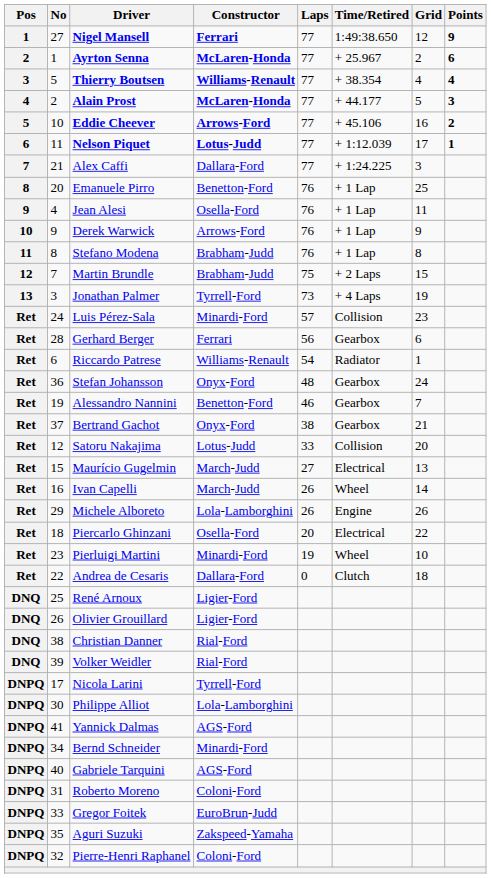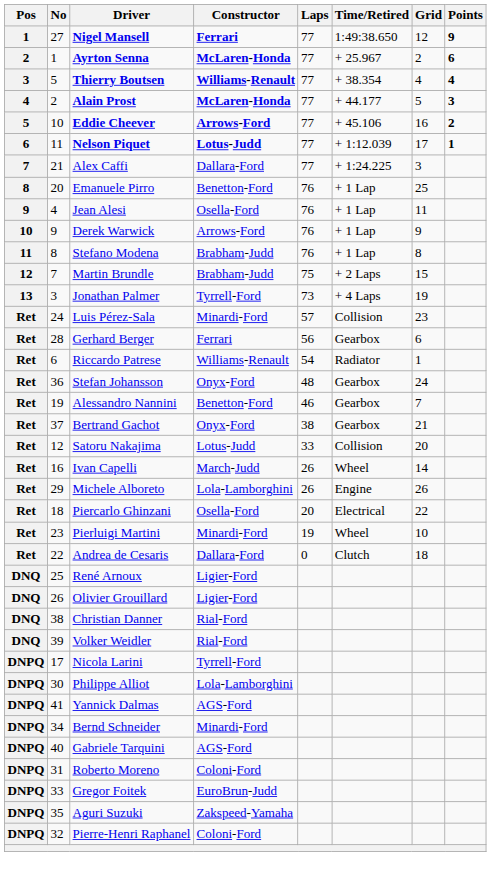- row: (124, 468)
